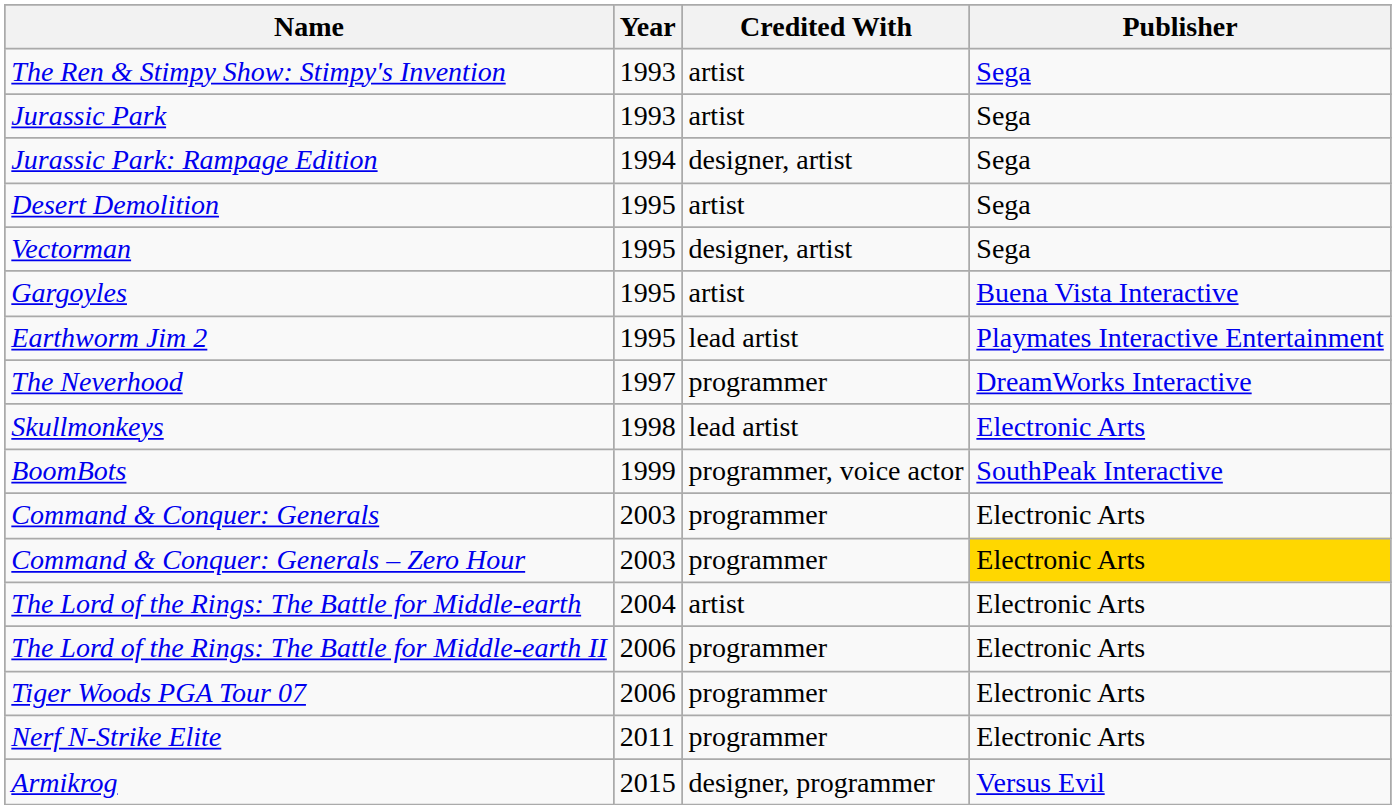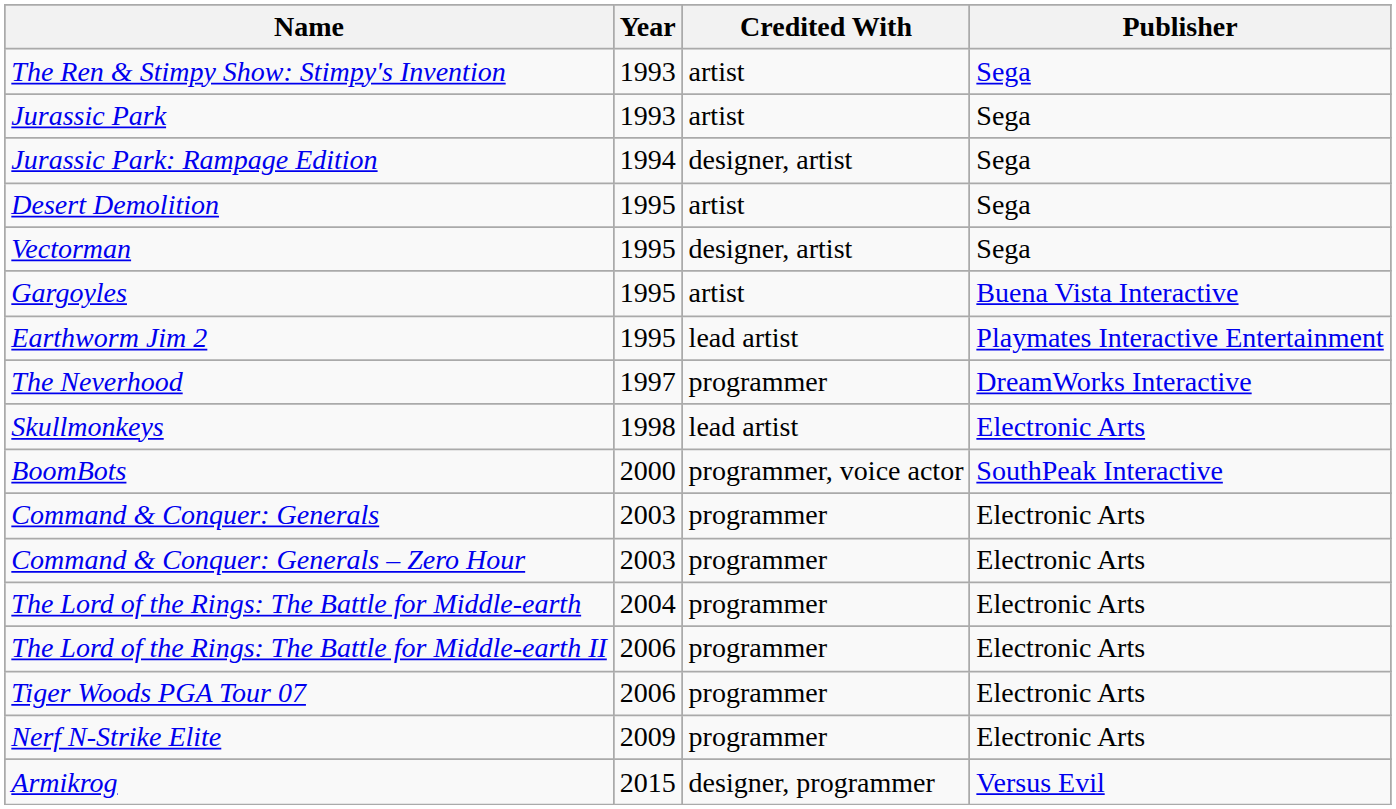(648, 470) 1999 -> (648, 470) 2000
(1061, 559) gold background -> (1061, 559) no background
(717, 603) artist -> (758, 603) programmer
(647, 737) 2011 -> (648, 737) 2009
